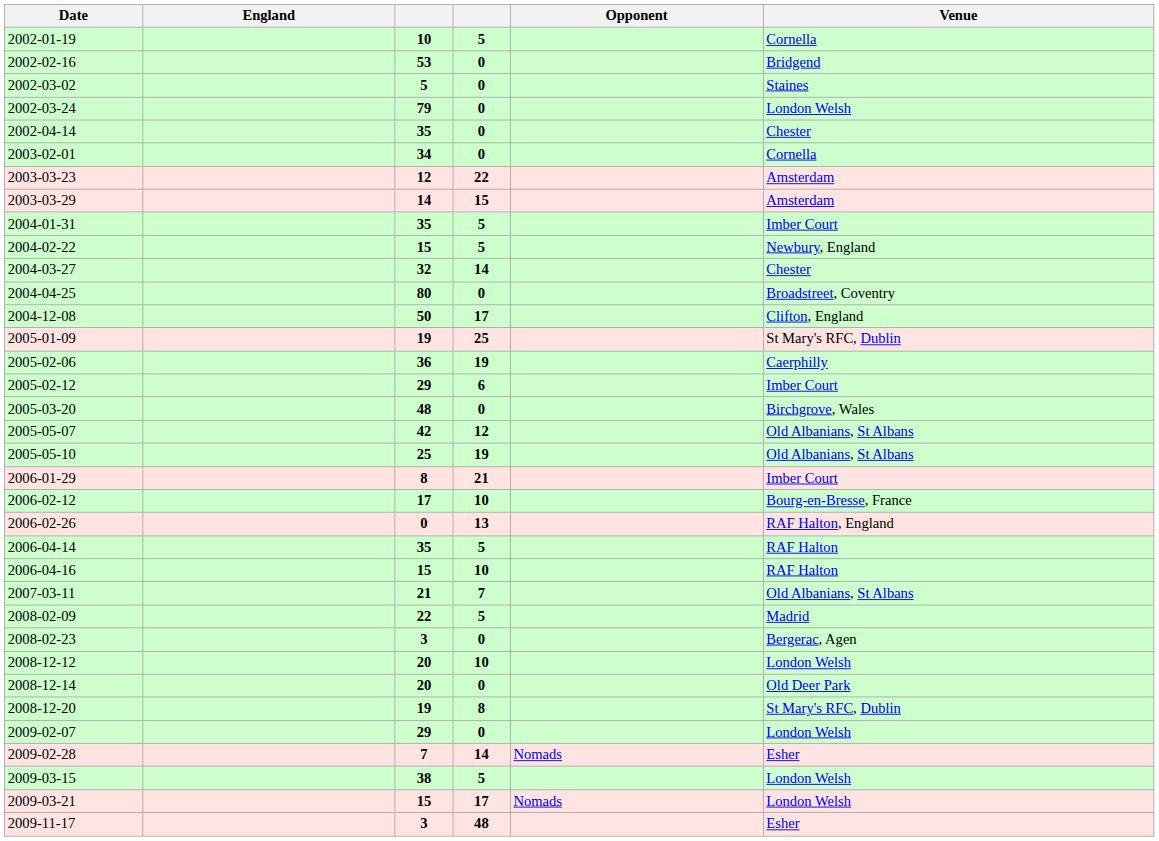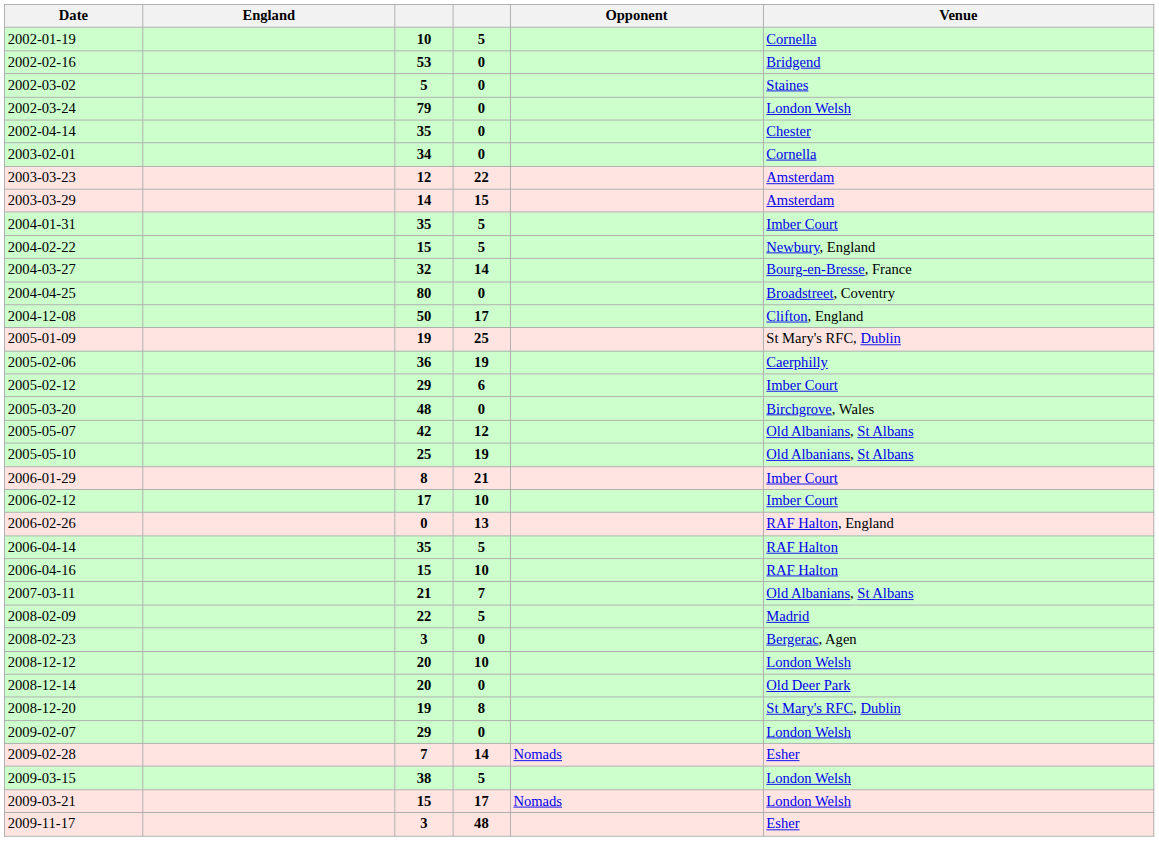(789, 270) Chester -> (839, 270) Bourg-en-Bresse, France
(839, 500) Bourg-en-Bresse, France -> (802, 500) Imber Court
